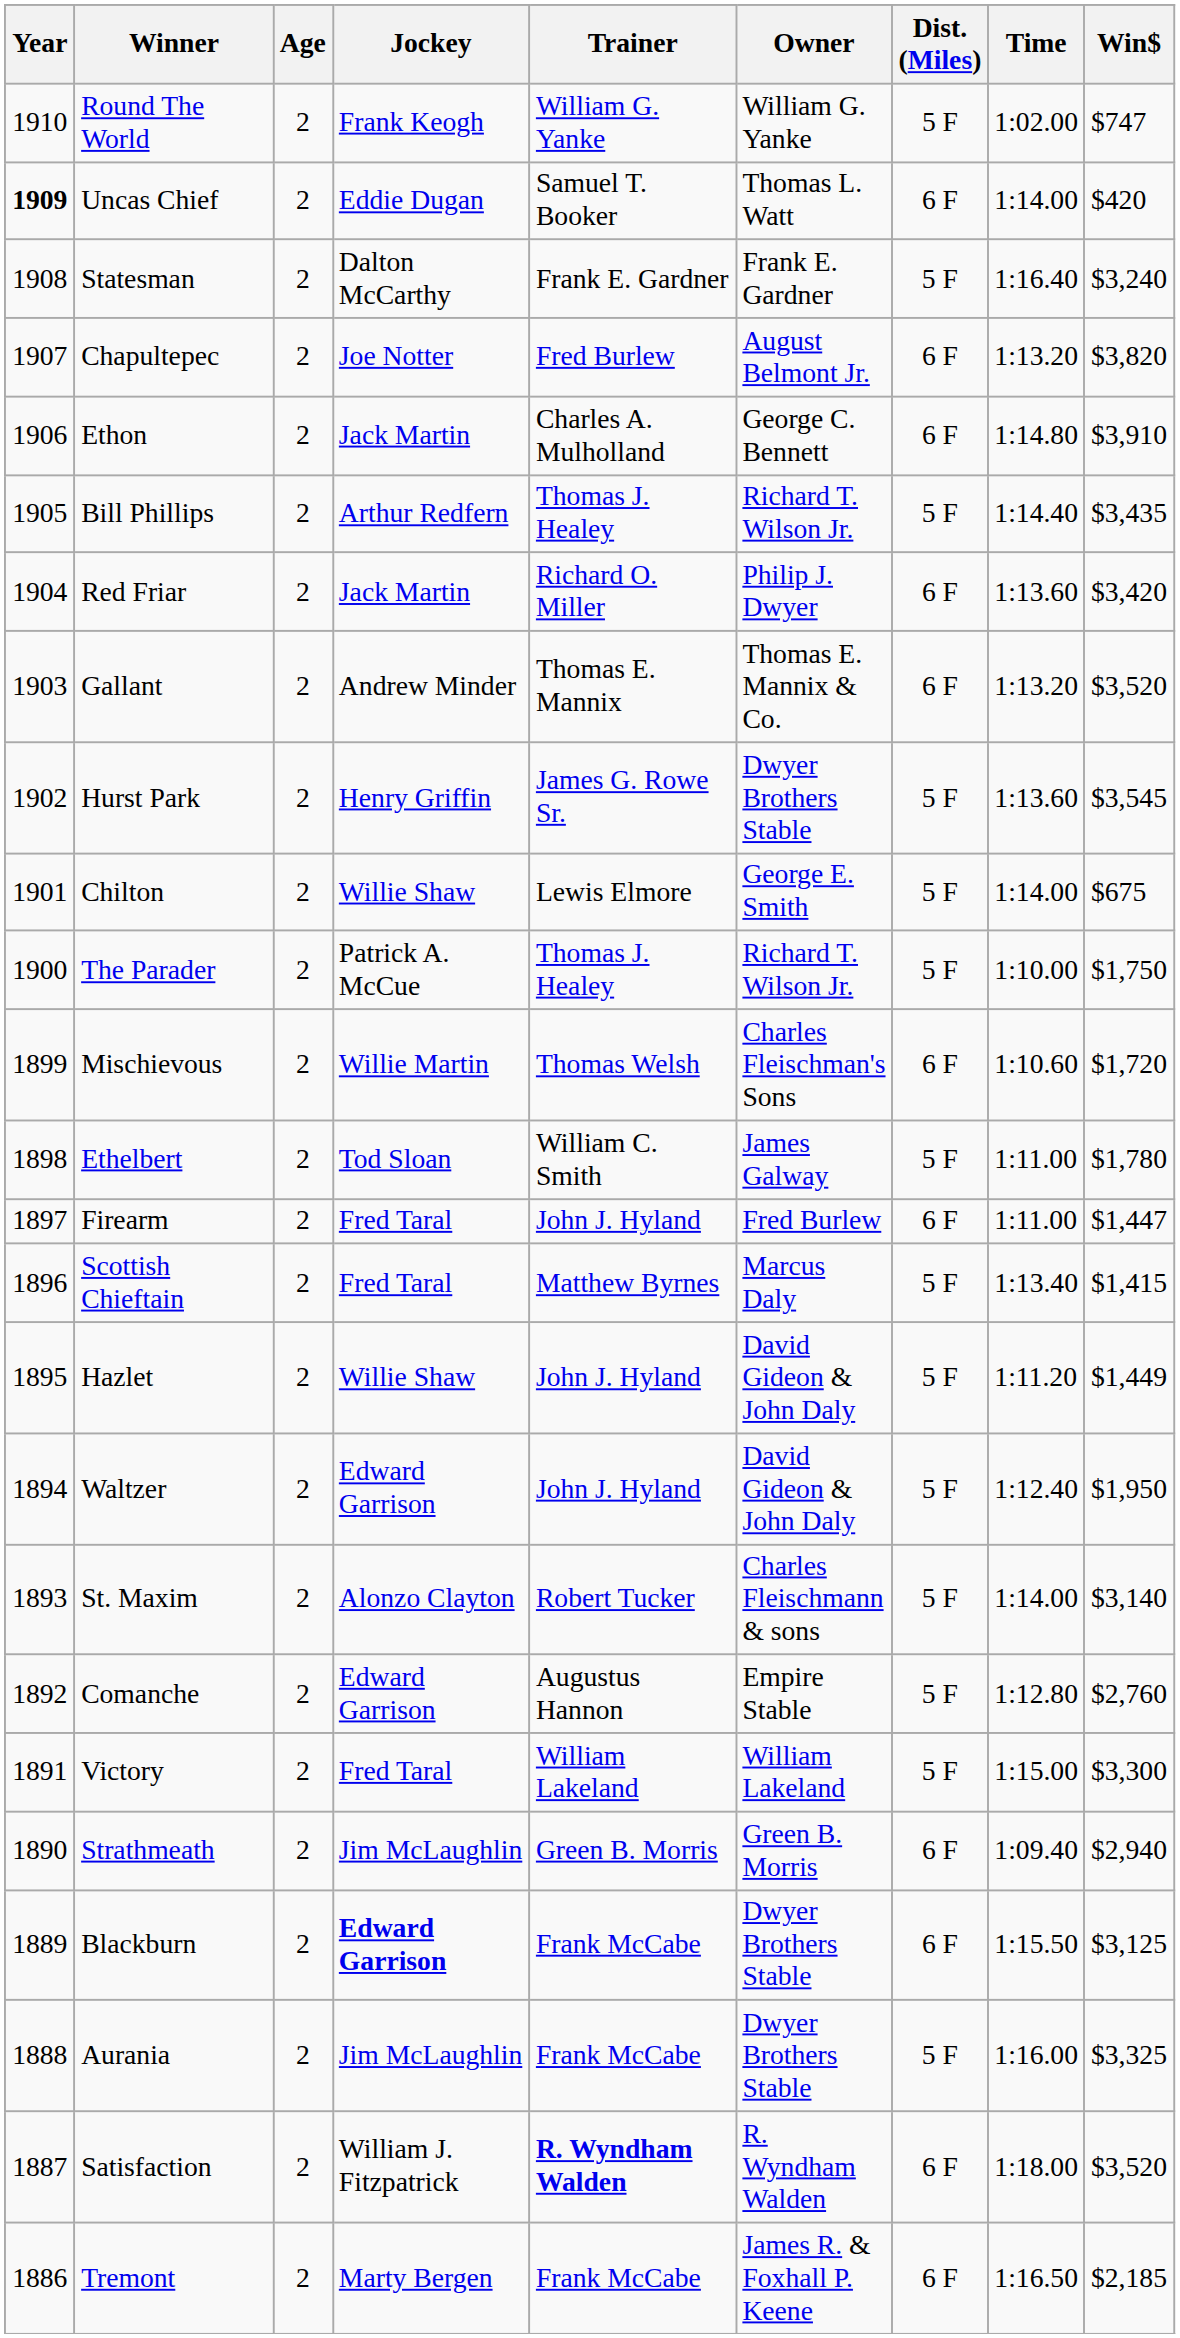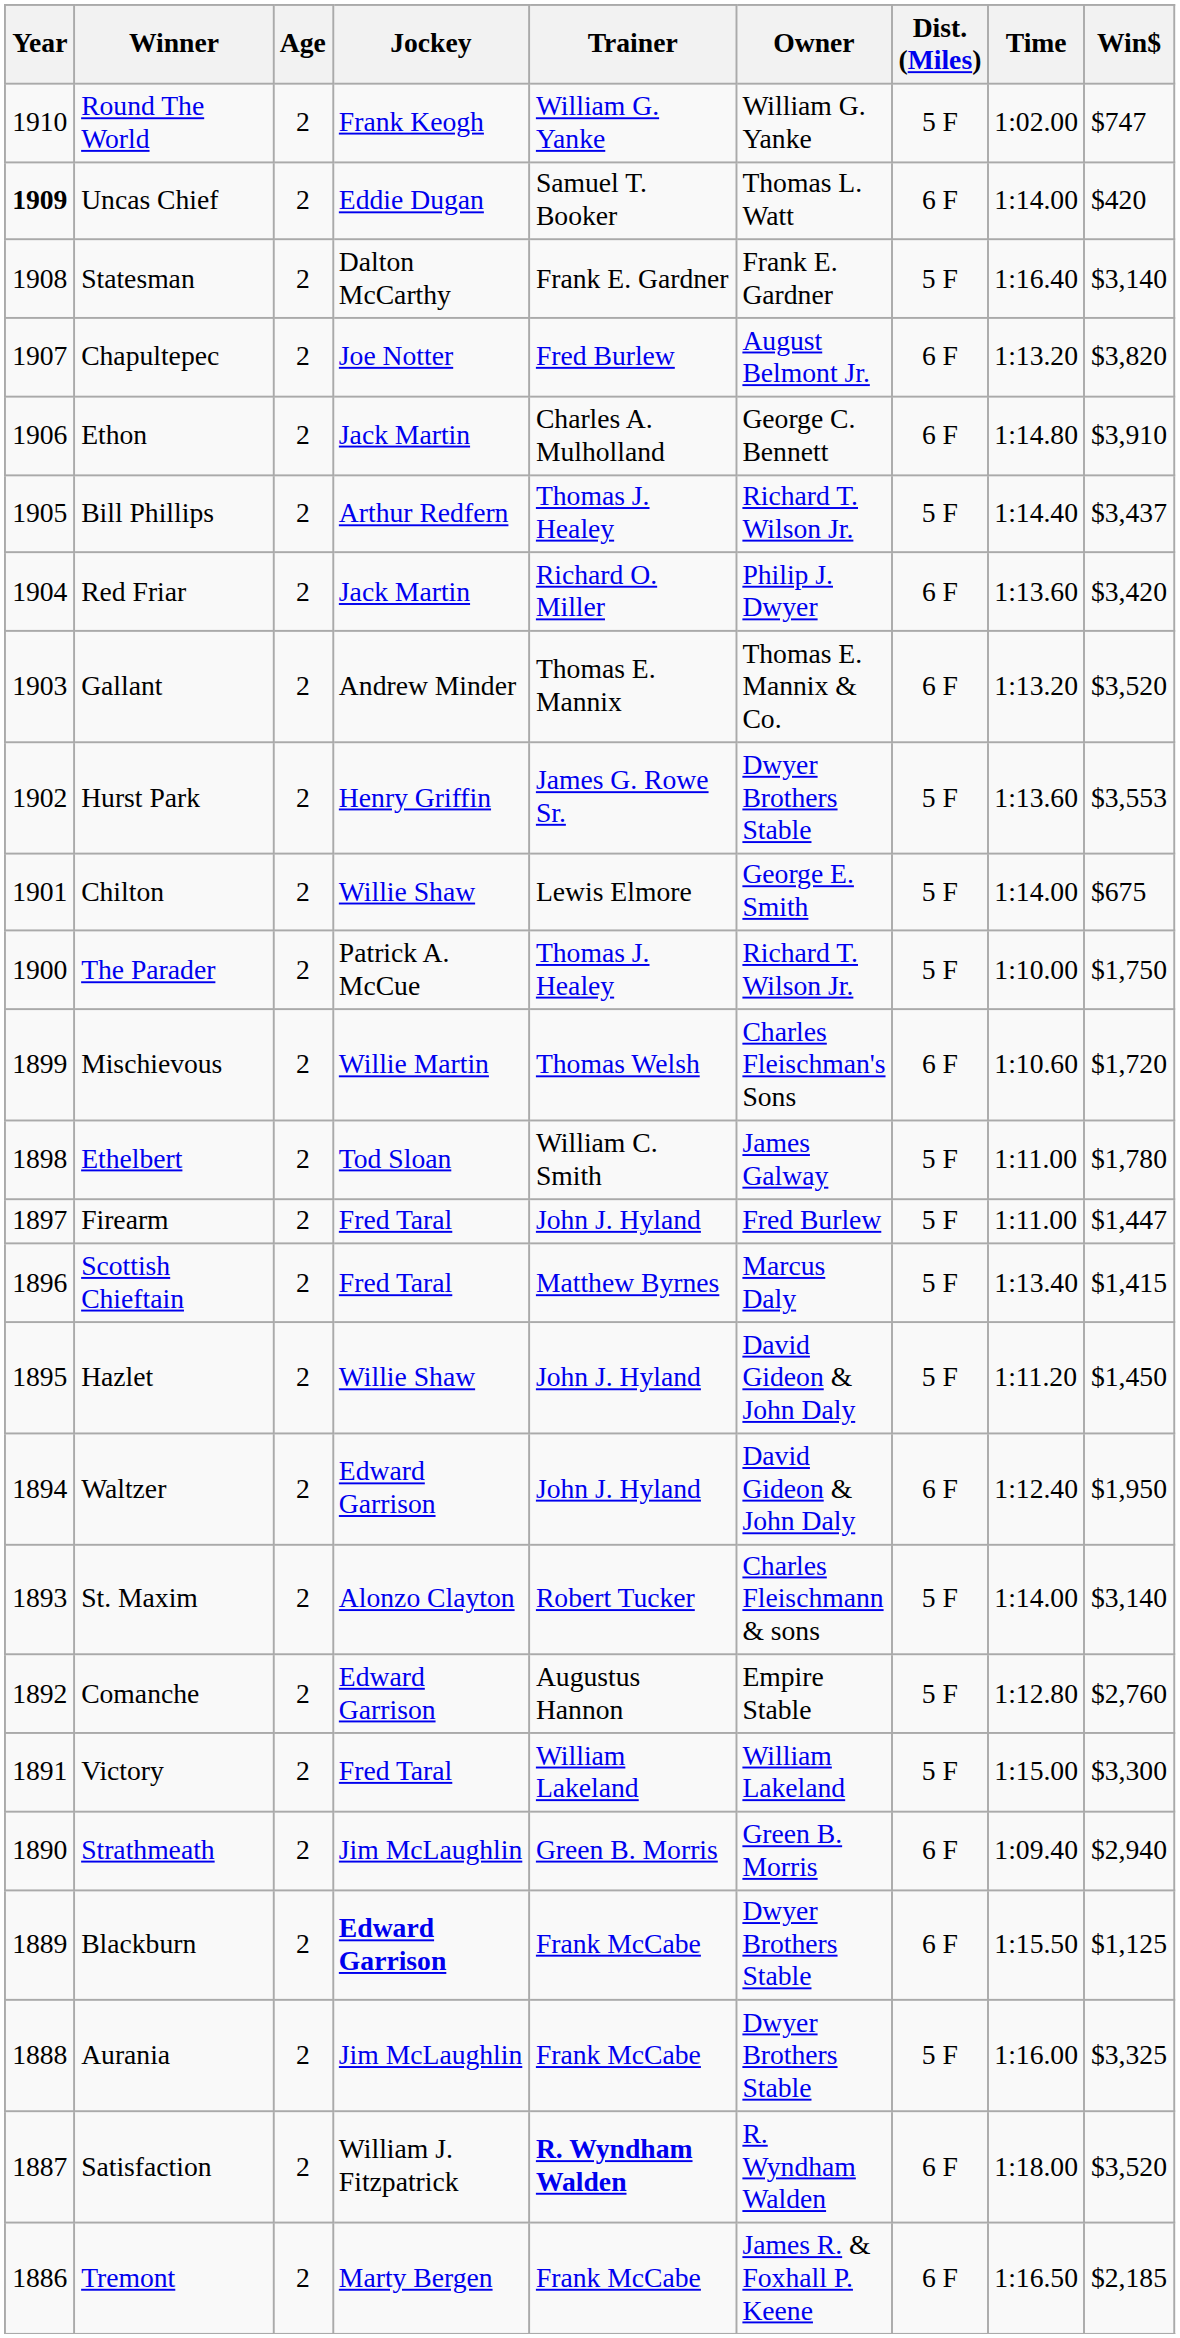(1129, 278) $3,240 -> (1129, 278) $3,140
(1129, 513) $3,435 -> (1129, 513) $3,437
(1129, 797) $3,545 -> (1129, 797) $3,553
(940, 1220) 6 F -> (940, 1220) 5 F
(1129, 1377) $1,449 -> (1129, 1377) $1,450
(940, 1488) 5 F -> (940, 1488) 6 F
(1129, 1944) $3,125 -> (1129, 1944) $1,125
